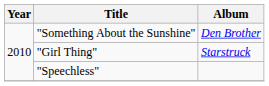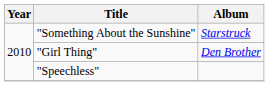(231, 33) Den Brother -> (226, 33) Starstruck
(226, 52) Starstruck -> (231, 52) Den Brother
